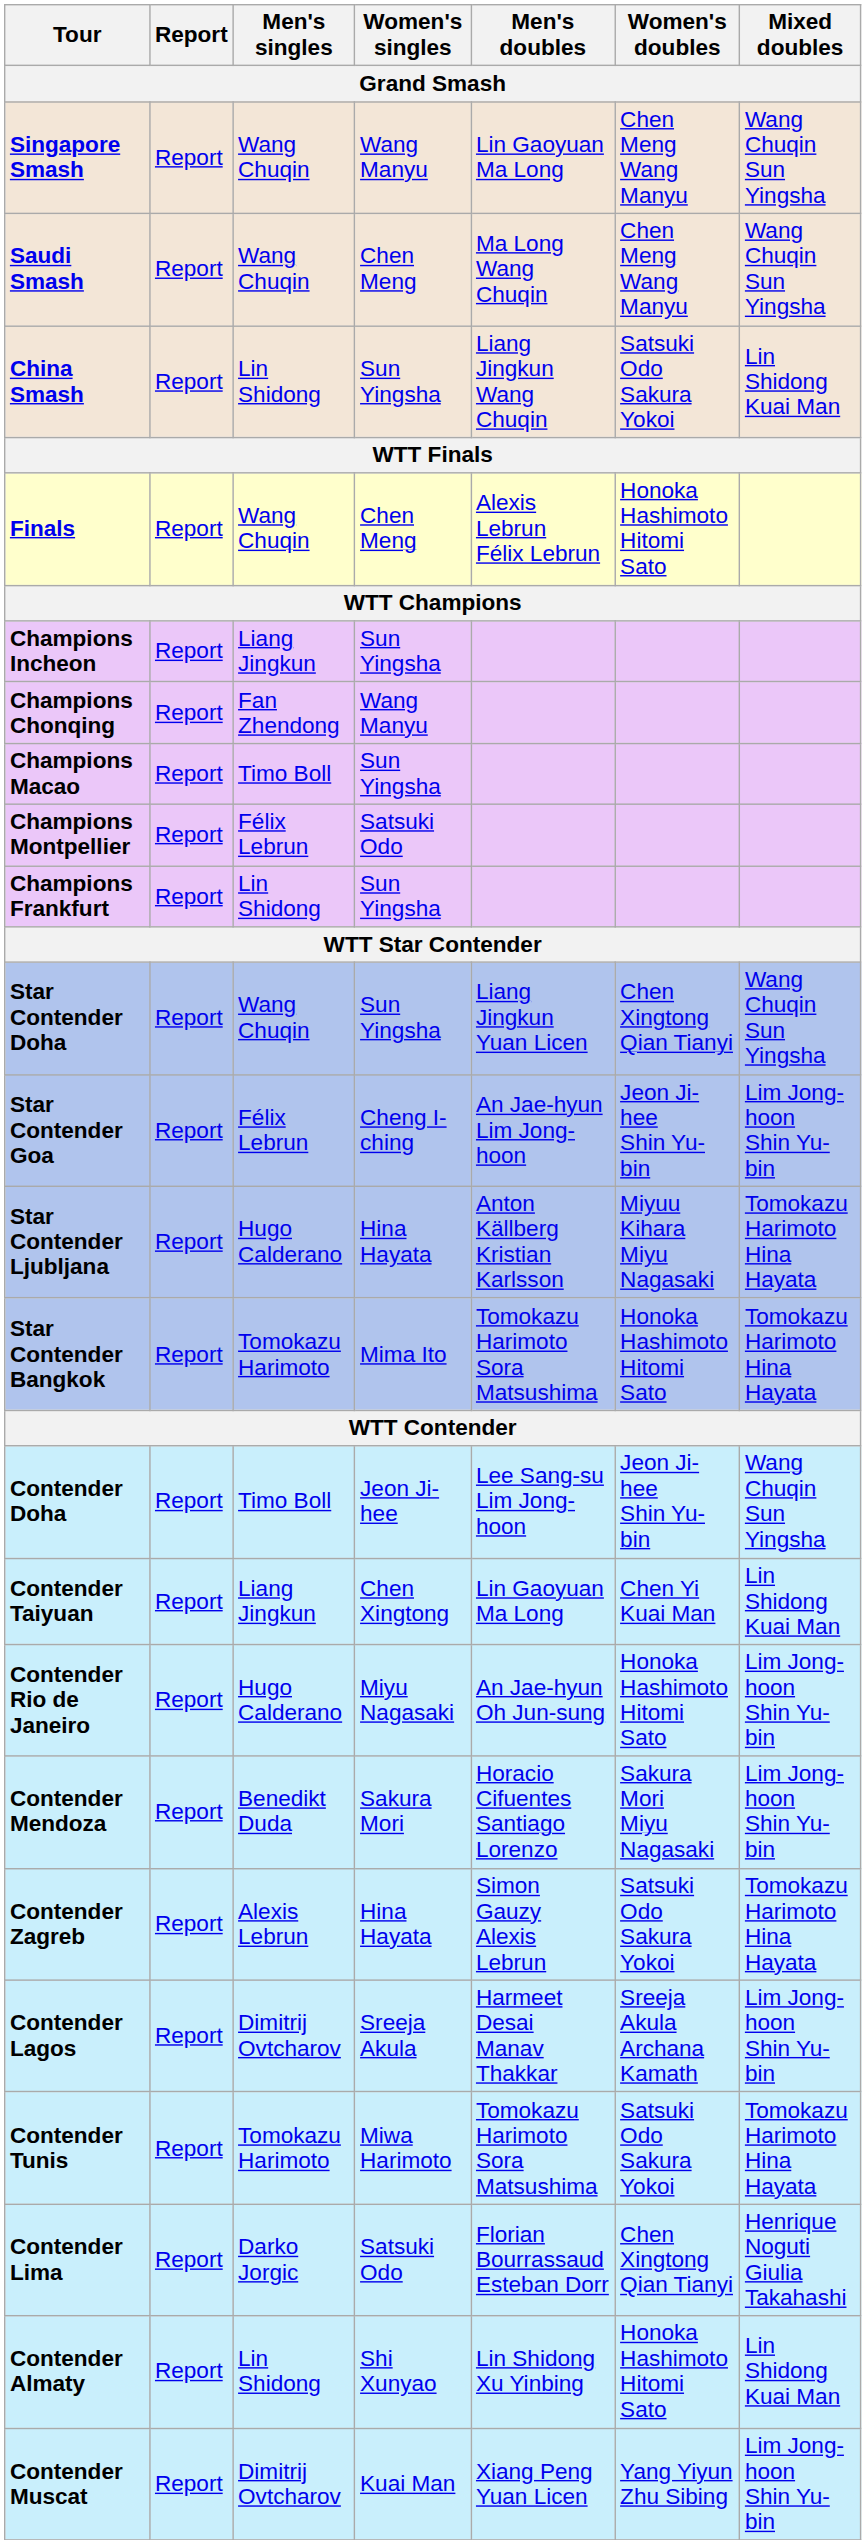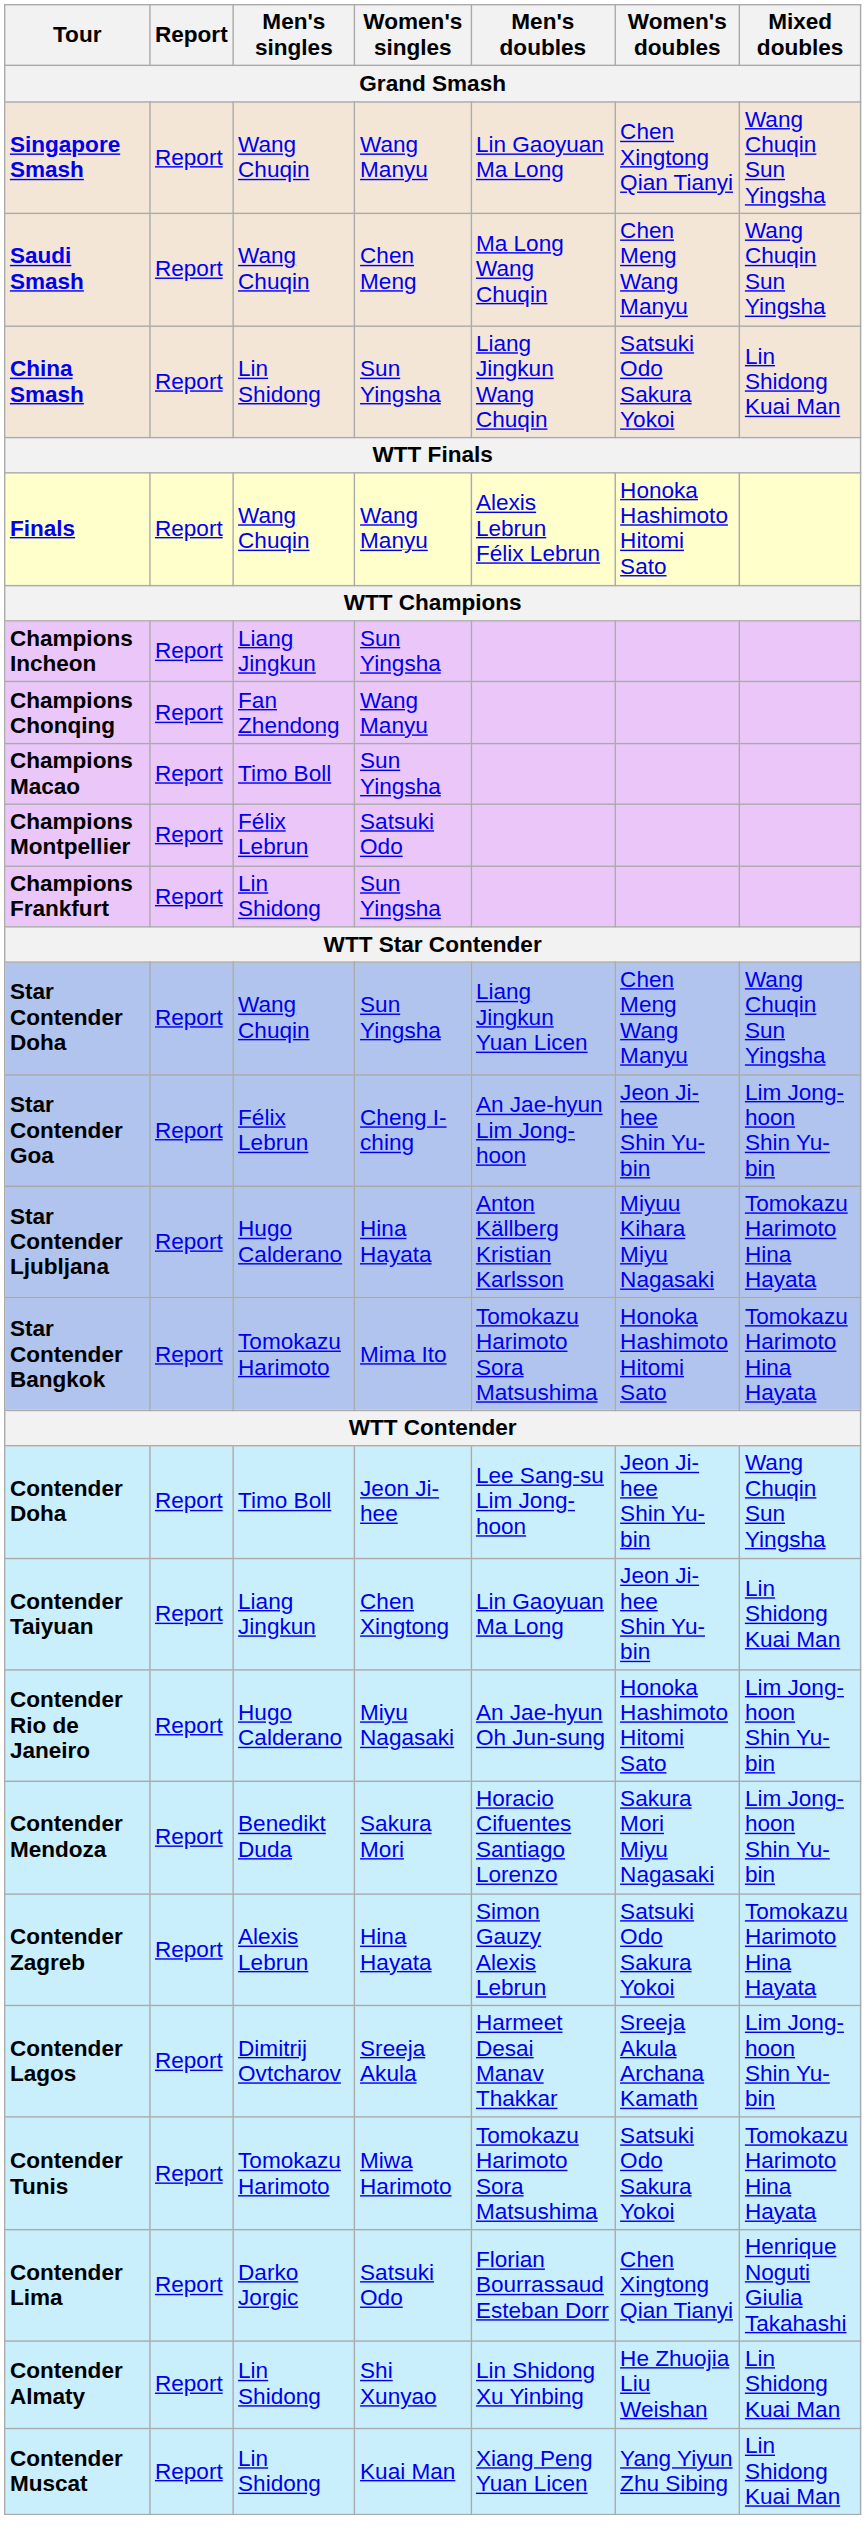(654, 157) Chen Meng Wang Manyu -> (677, 157) Chen Xingtong Qian Tianyi
(388, 528) Chen Meng -> (394, 528) Wang Manyu
(677, 1018) Chen Xingtong Qian Tianyi -> (654, 1018) Chen Meng Wang Manyu
(668, 1600) Chen Yi Kuai Man -> (663, 1613) Jeon Ji-hee Shin Yu-bin
(674, 2371) Honoka Hashimoto Hitomi Sato -> (675, 2384) He Zhuojia Liu Weishan
(289, 2483) Dimitrij Ovtcharov -> (279, 2470) Lin Shidong
(794, 2483) Lim Jong-hoon Shin Yu-bin -> (793, 2470) Lin Shidong Kuai Man
